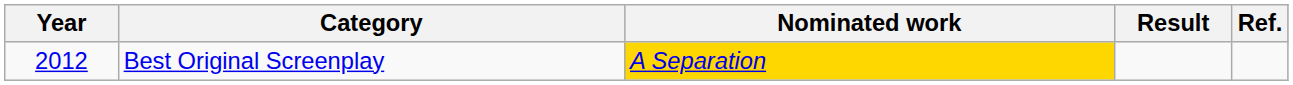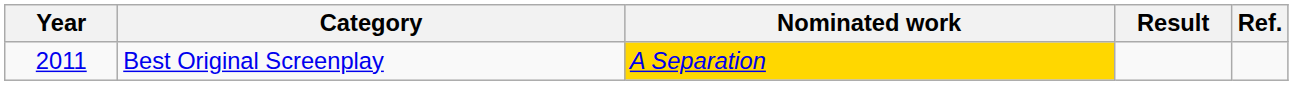(61, 60) 2012 -> (61, 60) 2011
